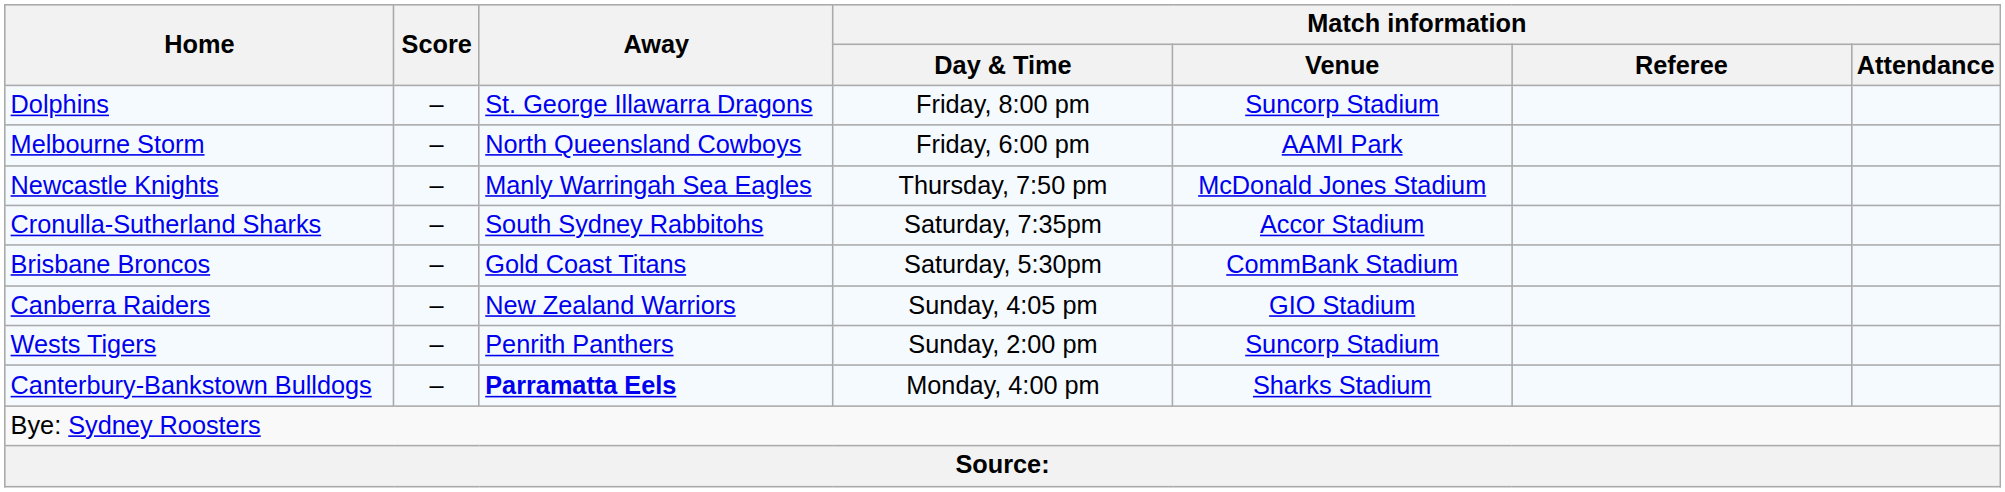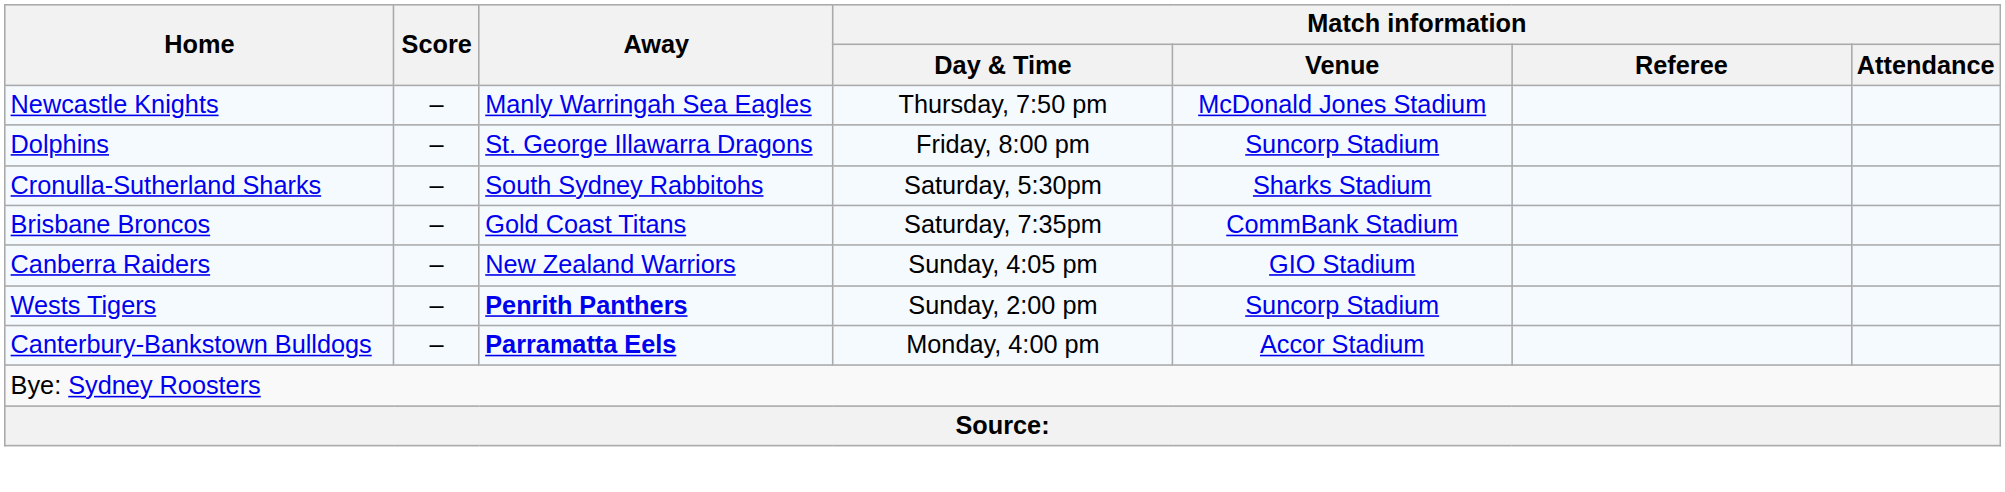rows swapped: (115, 184) <-> (60, 104)
- row: (108, 144)
(1003, 225) Saturday, 7:35pm -> (1003, 184) Saturday, 5:30pm
(1342, 225) Accor Stadium -> (1342, 184) Sharks Stadium
(1003, 265) Saturday, 5:30pm -> (1003, 225) Saturday, 7:35pm
(579, 345) normal -> (586, 305) bold
(1342, 385) Sharks Stadium -> (1342, 345) Accor Stadium
